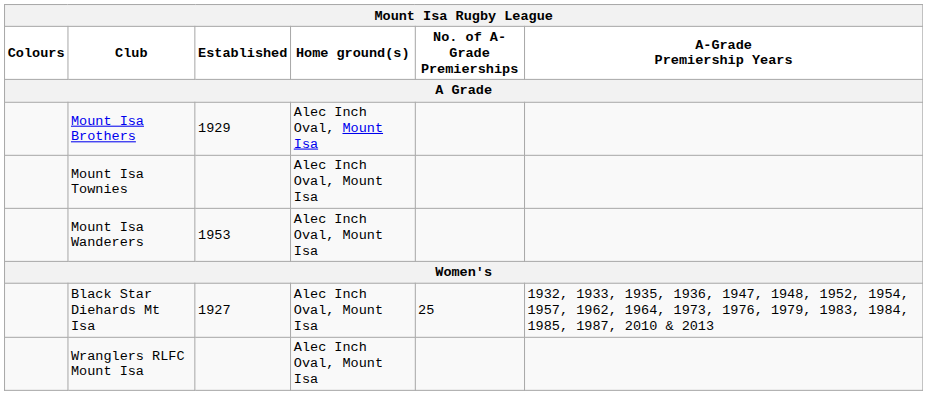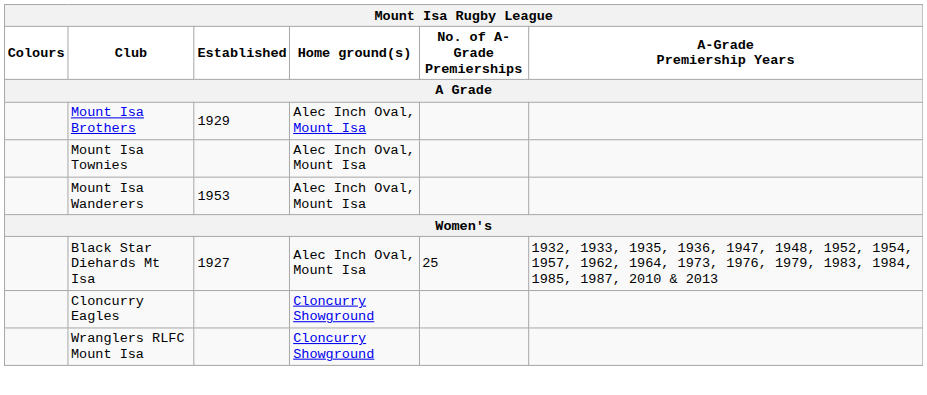+ row: (107, 309)
(338, 363) Alec Inch Oval, Mount Isa -> (334, 346) Cloncurry Showground
